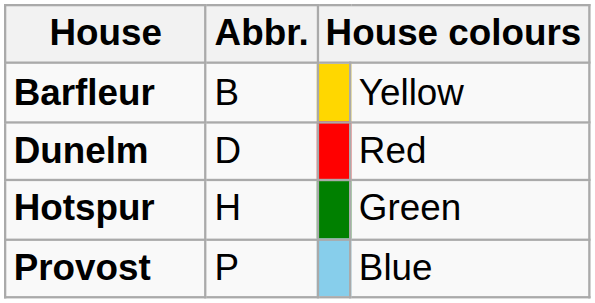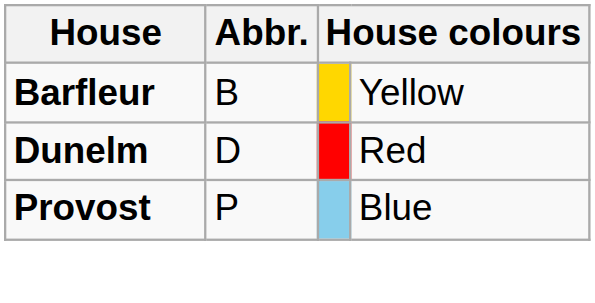- row: (84, 208)
